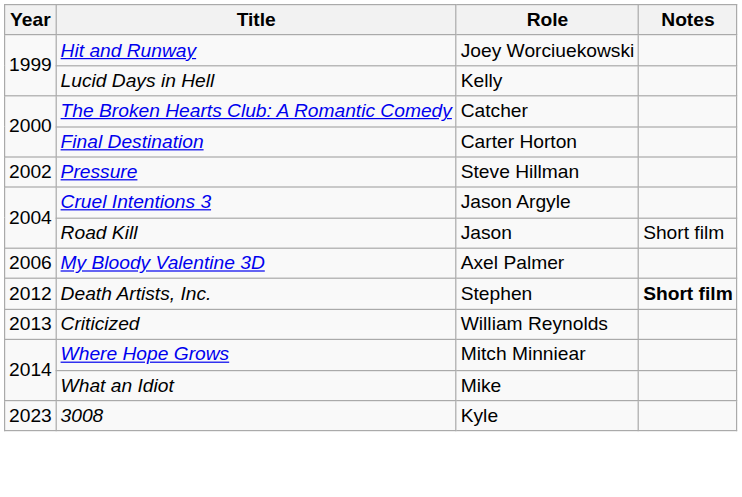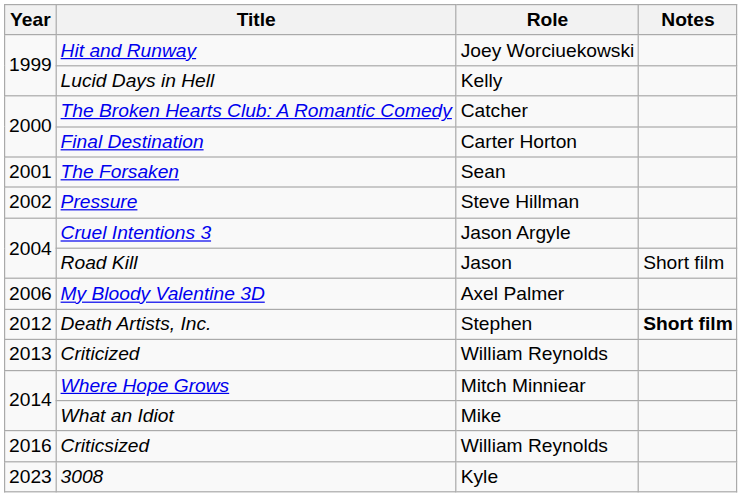+ row: (120, 171)
+ row: (105, 446)
